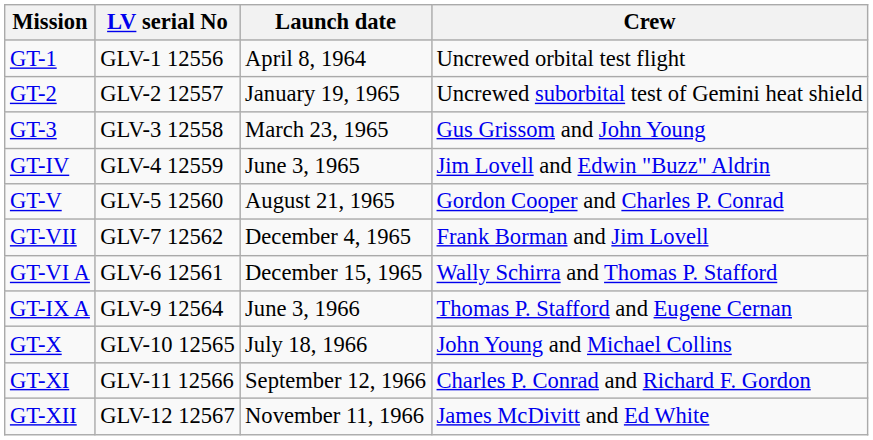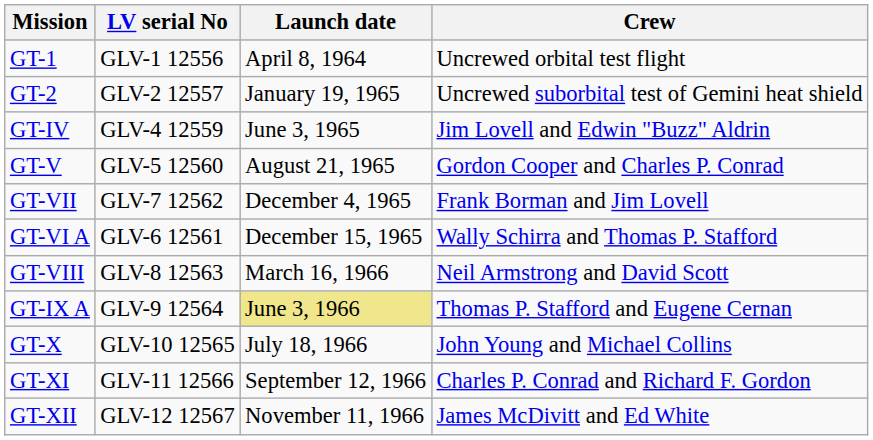- row: (33, 129)
+ row: (47, 272)
(302, 308) no background -> (302, 308) khaki background
